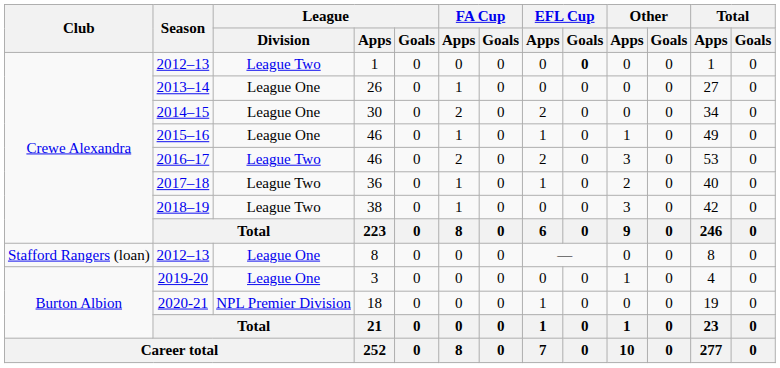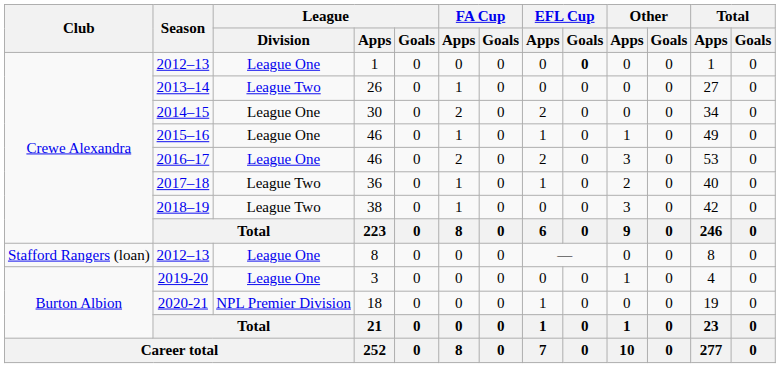(284, 64) League Two -> (284, 64) League One
(284, 87) League One -> (284, 87) League Two
(284, 159) League Two -> (284, 159) League One
